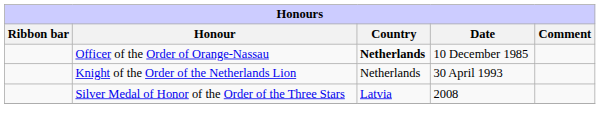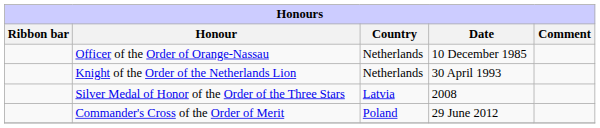(393, 53) bold -> (393, 53) normal
+ row: (180, 113)
